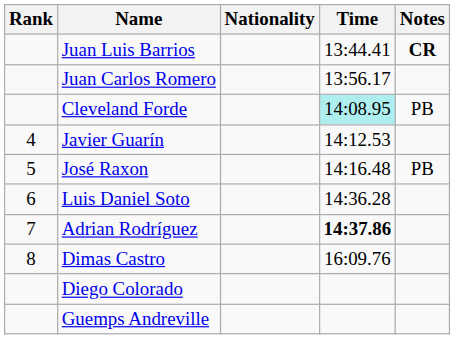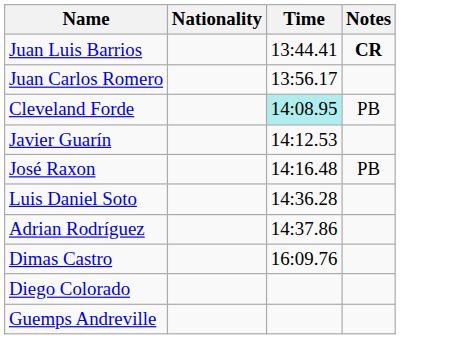- column: (31, 19)
(357, 229) bold -> (304, 229) normal
